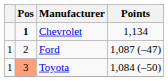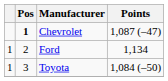(136, 31) 1,134 -> (136, 31) 1,087 (–47)
(136, 49) 1,087 (–47) -> (136, 49) 1,134
(26, 67) lightsalmon background -> (26, 67) no background
